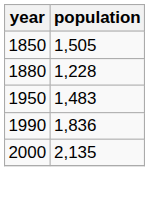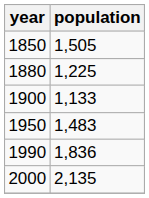(75, 71) 1,228 -> (75, 71) 1,225
+ row: (27, 98)
